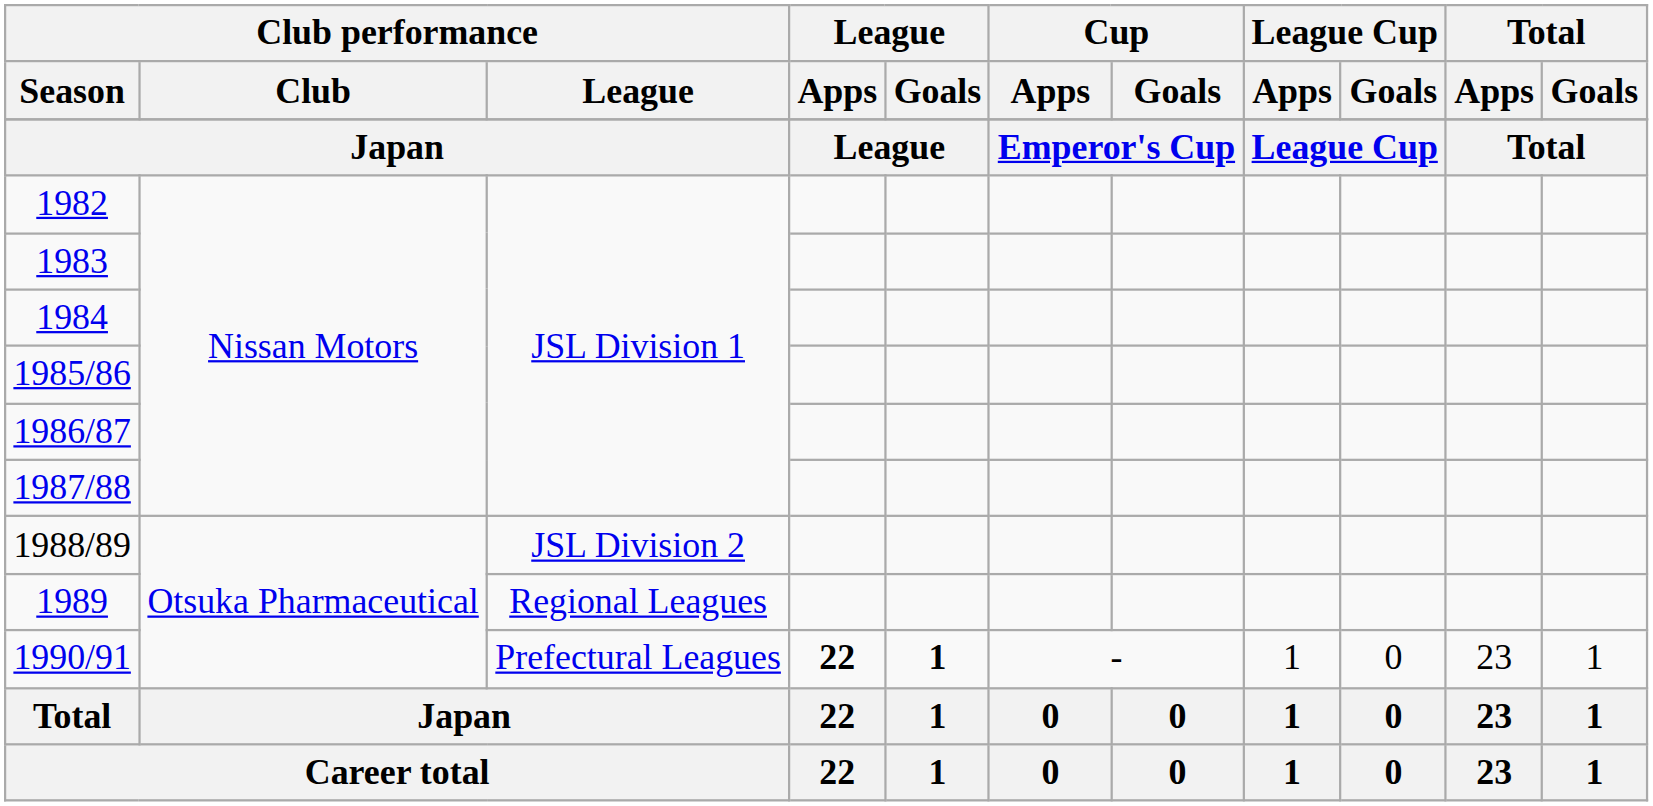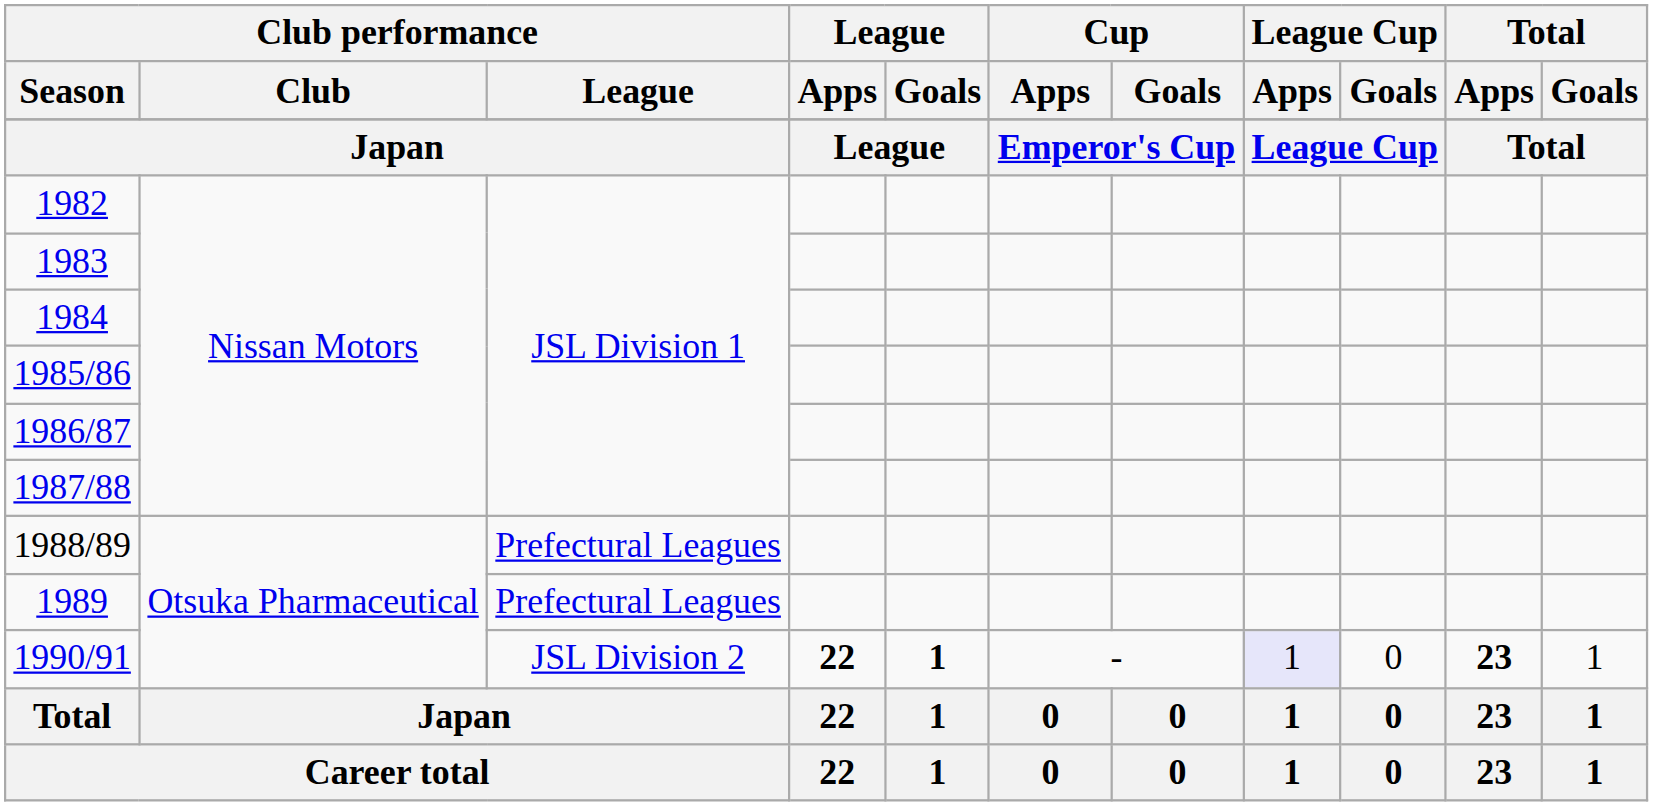(638, 544) JSL Division 2 -> (638, 544) Prefectural Leagues
(638, 601) Regional Leagues -> (638, 601) Prefectural Leagues
(638, 658) Prefectural Leagues -> (638, 658) JSL Division 2
(1292, 658) no background -> (1292, 658) lavender background
(1494, 658) normal -> (1494, 658) bold
